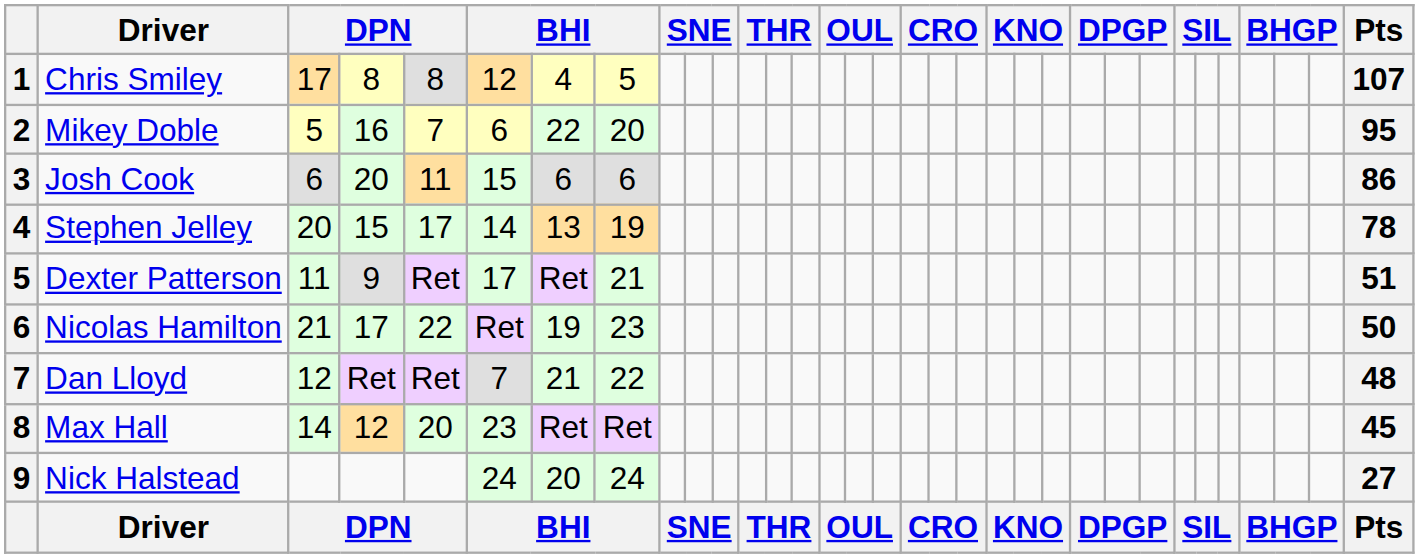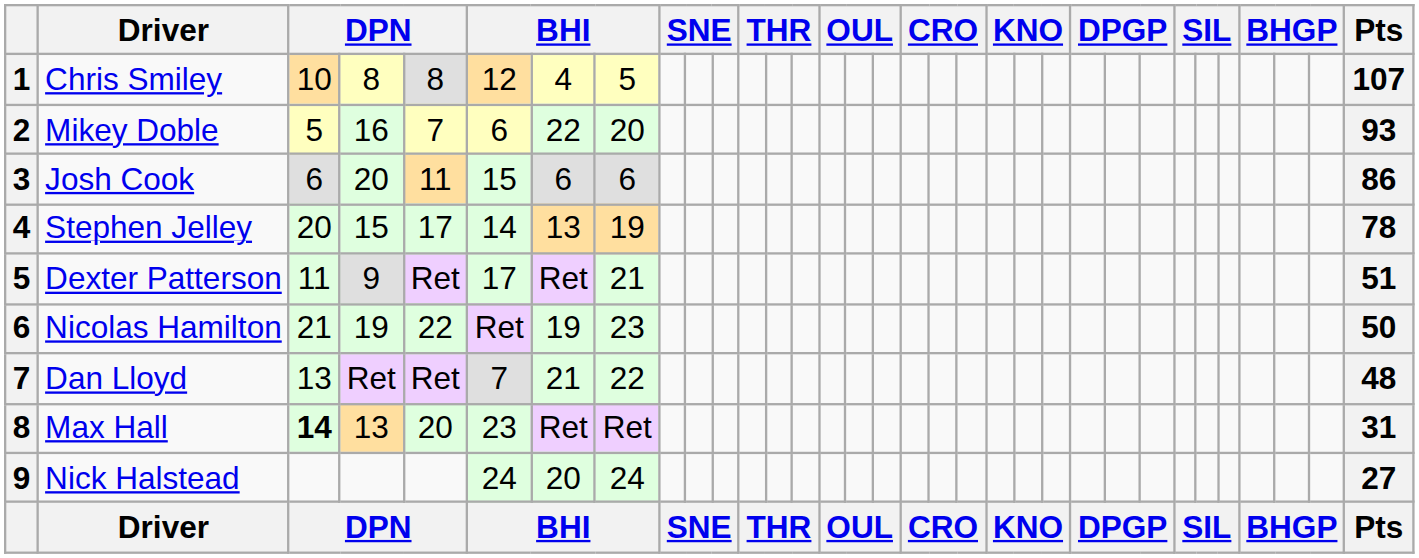(314, 79) 17 -> (314, 79) 10
(1379, 129) 95 -> (1379, 129) 93
(371, 328) 17 -> (371, 328) 19
(314, 378) 12 -> (314, 378) 13
(314, 428) normal -> (314, 428) bold
(371, 428) 12 -> (371, 428) 13
(1379, 428) 45 -> (1379, 428) 31
